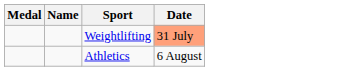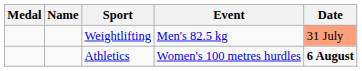+ column: (229, 15)
(179, 56) normal -> (330, 56) bold
